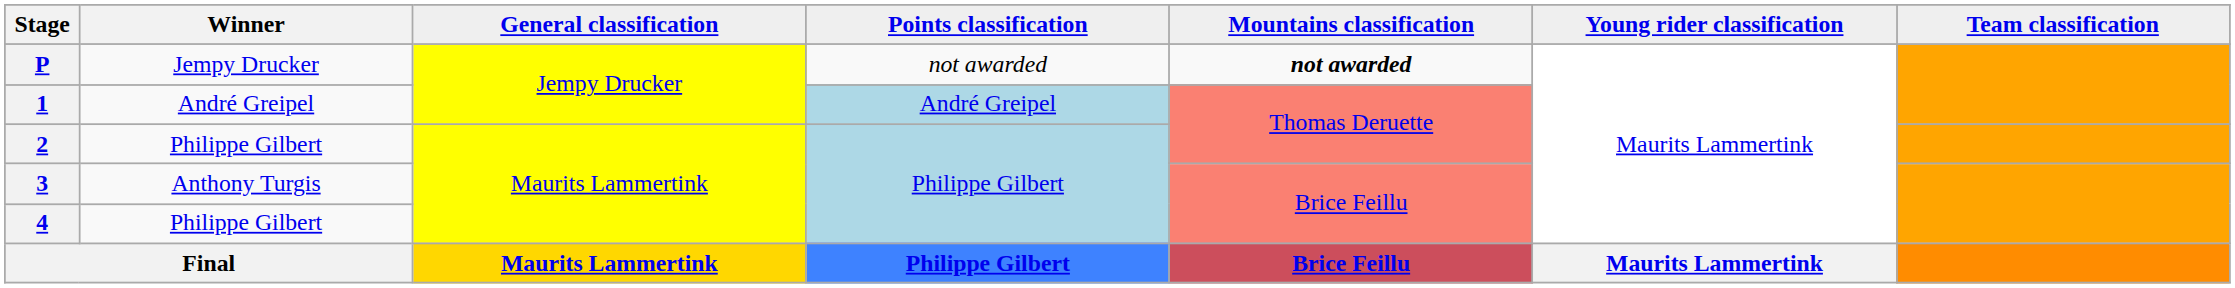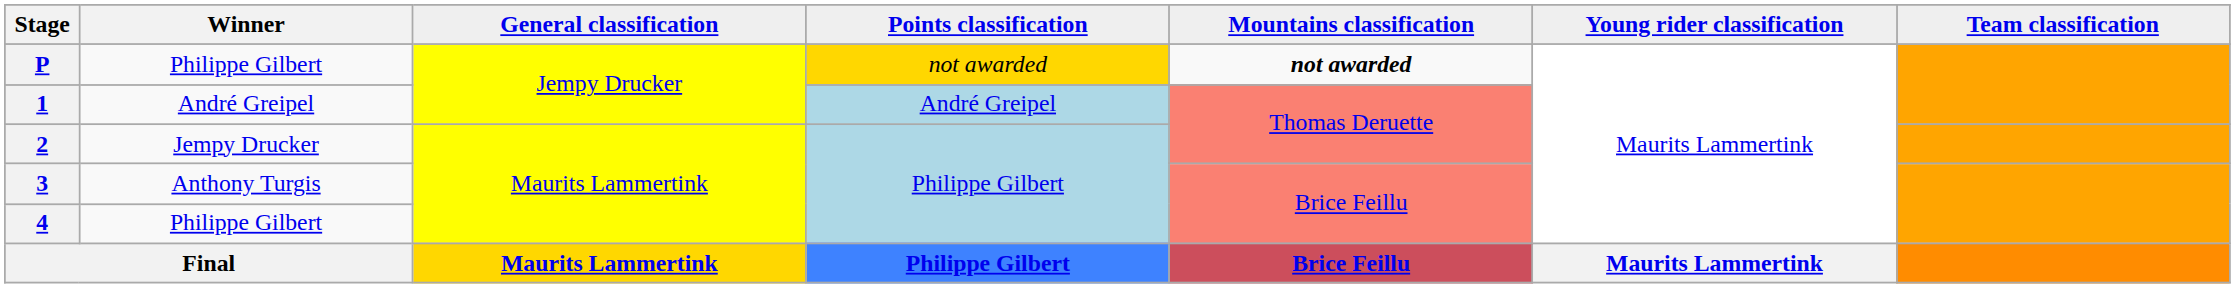(246, 64) Jempy Drucker -> (246, 64) Philippe Gilbert
(988, 64) no background -> (988, 64) gold background
(246, 143) Philippe Gilbert -> (246, 143) Jempy Drucker
